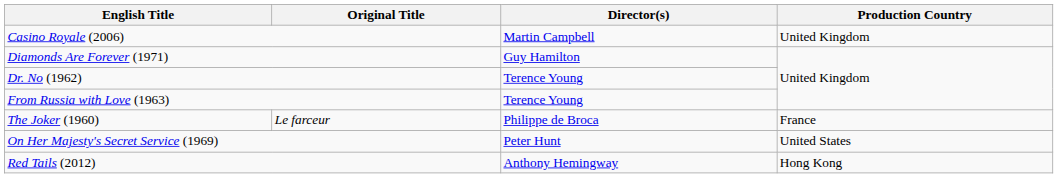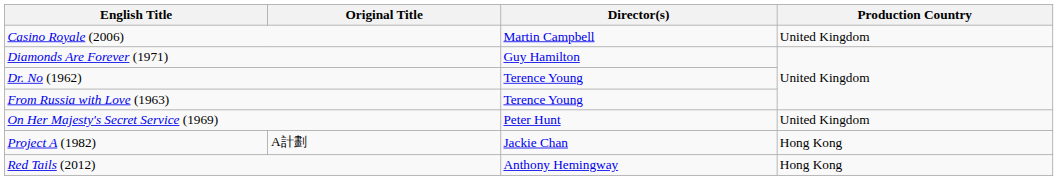- row: (53, 120)
(815, 141) United States -> (825, 120) United Kingdom
+ row: (52, 142)
